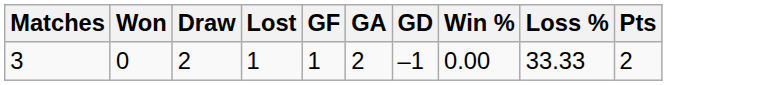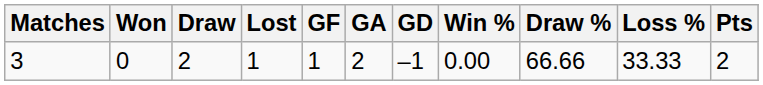+ column: (569, 23)
